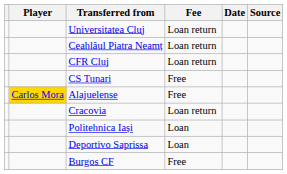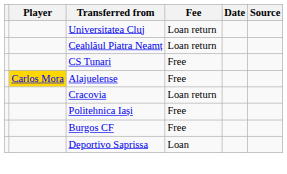- row: (89, 62)
(178, 128) Loan -> (177, 111) Free
rows swapped: (108, 144) <-> (91, 161)
